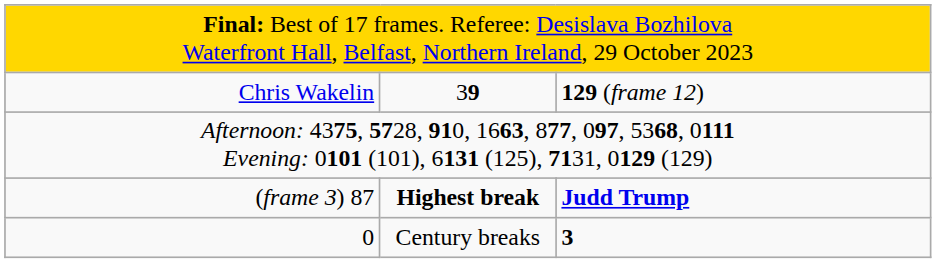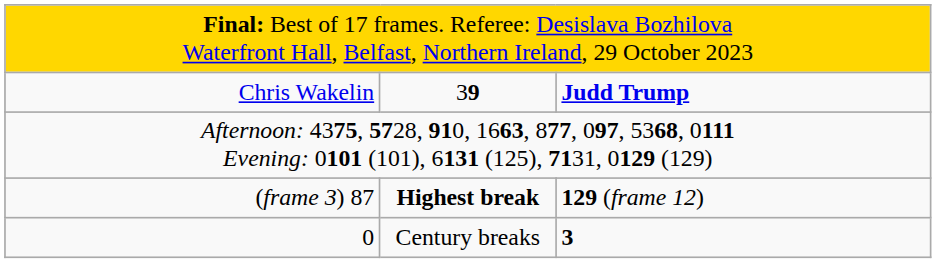(633, 91) 129 (frame 12) -> (625, 91) Judd Trump
(625, 198) Judd Trump -> (633, 198) 129 (frame 12)
